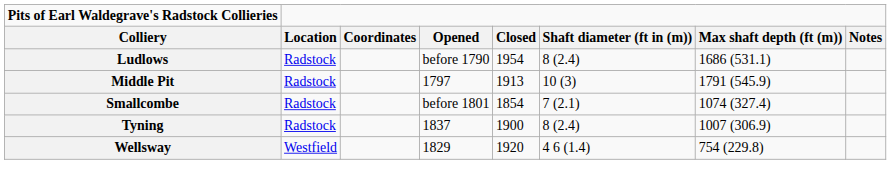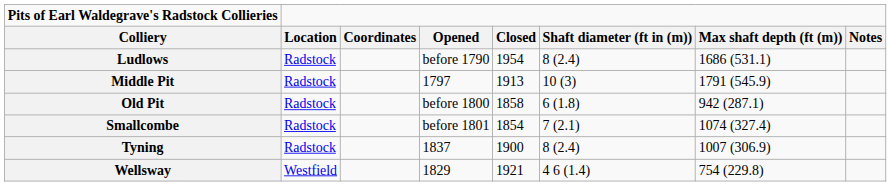+ row: (143, 103)
(510, 147) 1920 -> (510, 170) 1921
